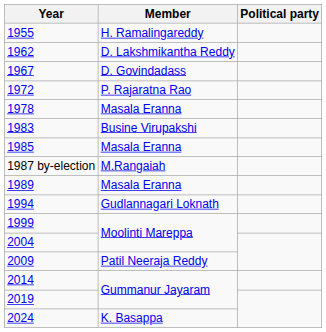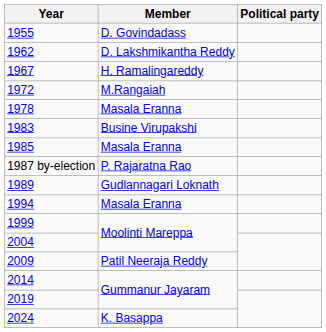(152, 33) H. Ramalingareddy -> (143, 33) D. Govindadass
(143, 71) D. Govindadass -> (152, 71) H. Ramalingareddy
(146, 90) P. Rajaratna Rao -> (133, 90) M.Rangaiah
(133, 166) M.Rangaiah -> (146, 166) P. Rajaratna Rao
(141, 185) Masala Eranna -> (160, 185) Gudlannagari Loknath
(160, 204) Gudlannagari Loknath -> (141, 204) Masala Eranna
